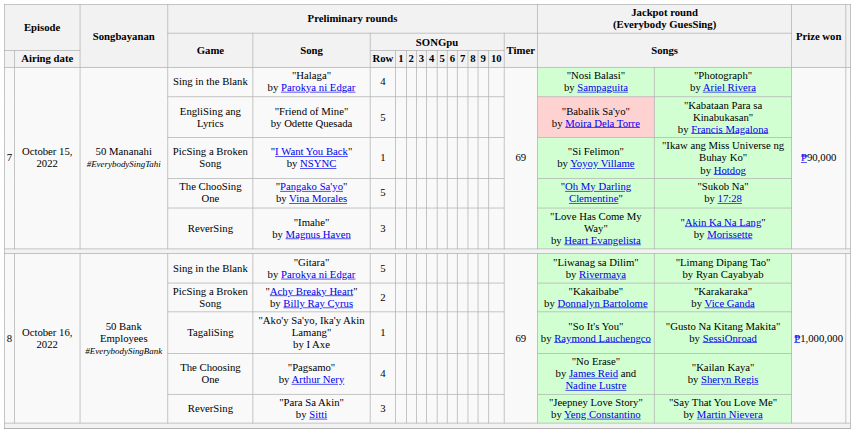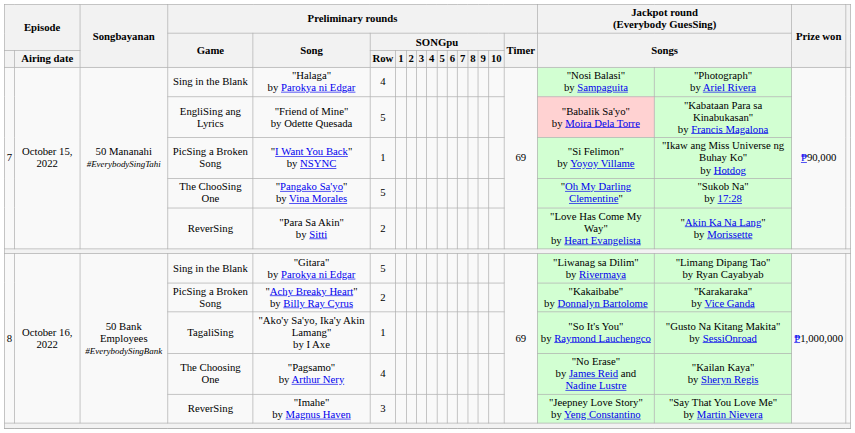(312, 228) "Imahe" by Magnus Haven -> (312, 228) "Para Sa Akin" by Sitti
(383, 228) 3 -> (383, 228) 2
(312, 408) "Para Sa Akin" by Sitti -> (312, 408) "Imahe" by Magnus Haven
